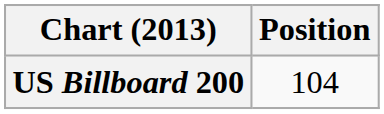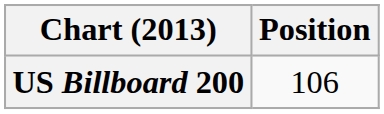(315, 81) 104 -> (315, 81) 106
